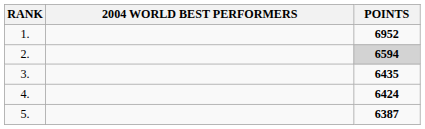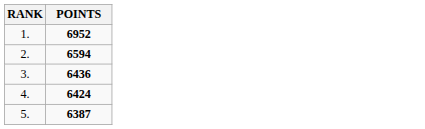- column: (200, 14)
(387, 54) lightgrey background -> (79, 54) no background
(387, 74) 6435 -> (79, 74) 6436
